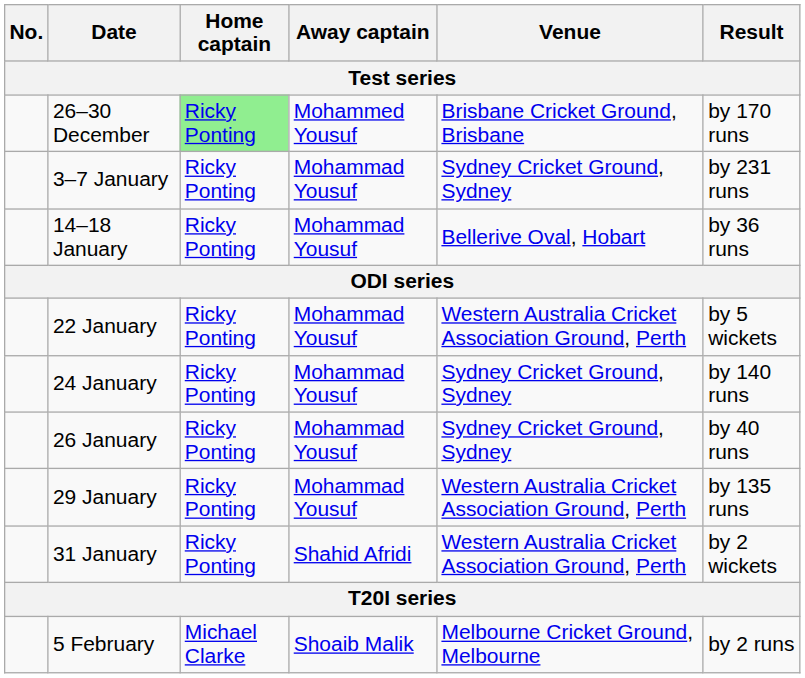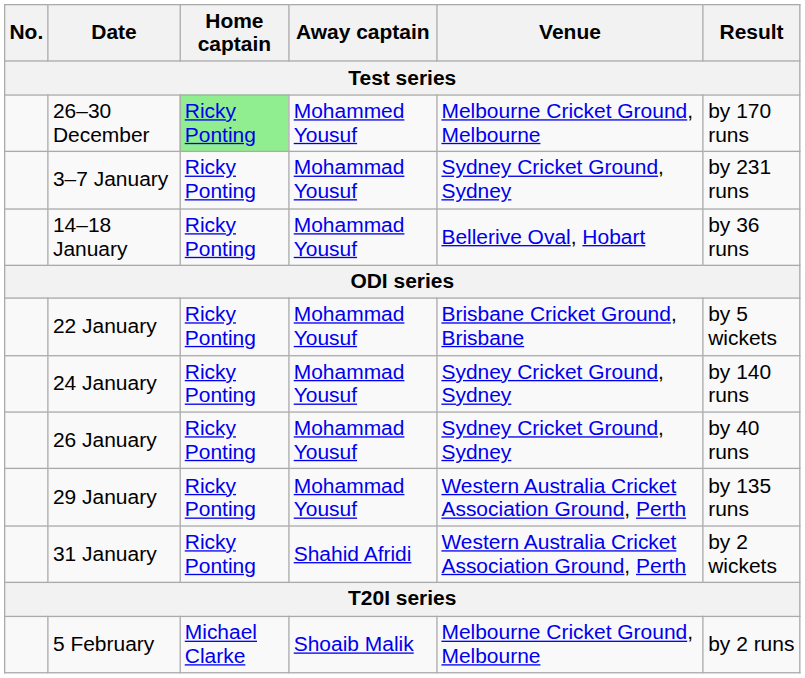(559, 122) Brisbane Cricket Ground, Brisbane -> (567, 122) Melbourne Cricket Ground, Melbourne
(564, 326) Western Australia Cricket Association Ground, Perth -> (559, 326) Brisbane Cricket Ground, Brisbane
